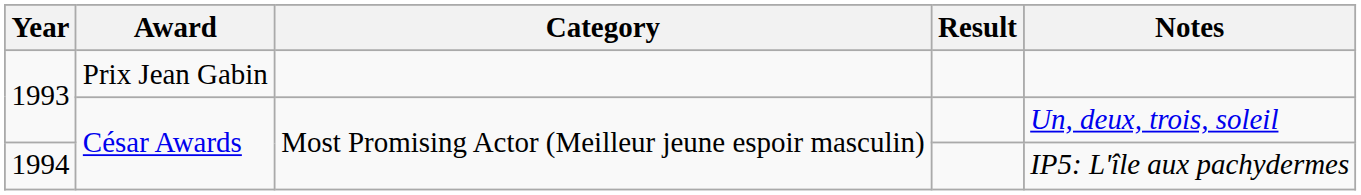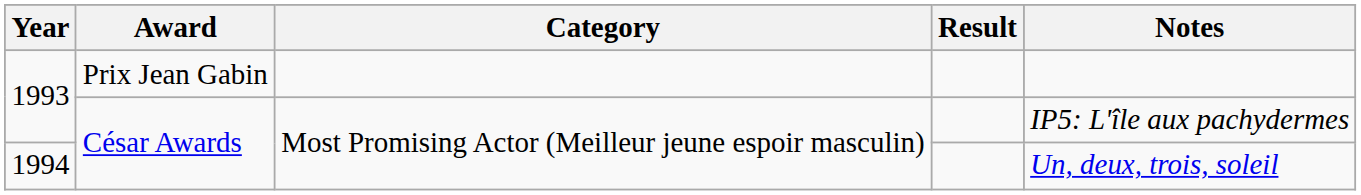(1154, 119) Un, deux, trois, soleil -> (1190, 119) IP5: L'île aux pachydermes
(1190, 165) IP5: L'île aux pachydermes -> (1154, 165) Un, deux, trois, soleil
